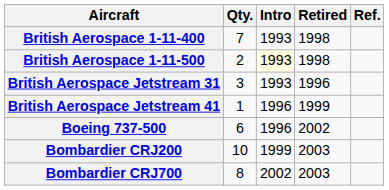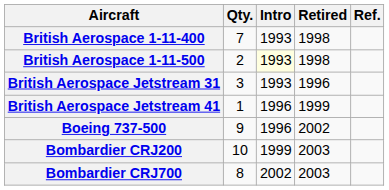(240, 128) 6 -> (240, 128) 9
